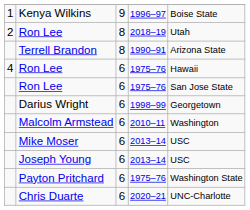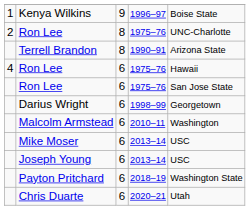(148, 32) 2018–19 -> (148, 32) 1975–76
(180, 32) Utah -> (201, 32) UNC-Charlotte
(148, 178) 1975–76 -> (148, 178) 2018–19
(201, 196) UNC-Charlotte -> (180, 196) Utah
